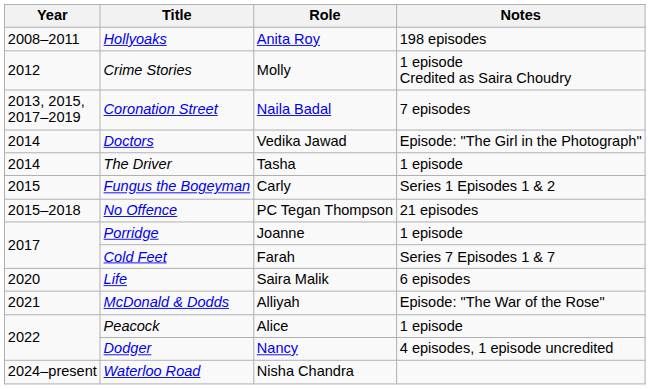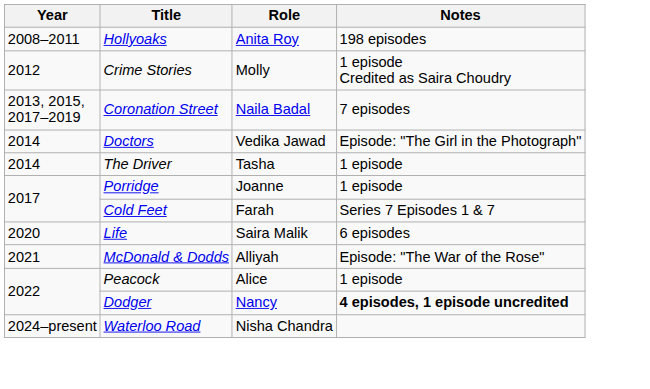- row: (177, 187)
- row: (140, 210)
(507, 348) normal -> (454, 302) bold
